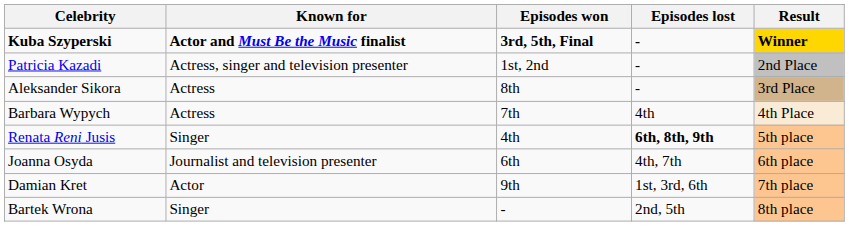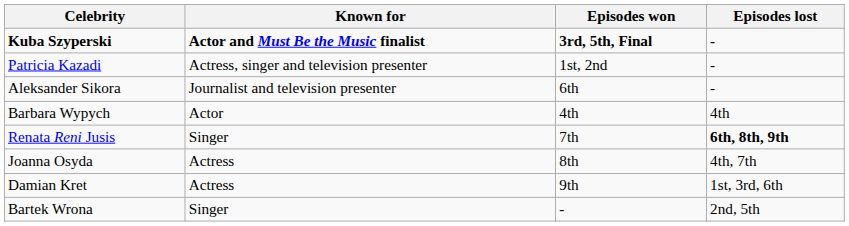- column: (799, 16)
(192, 88) Actress -> (292, 88) Journalist and television presenter
(510, 88) 8th -> (569, 88) 6th
(192, 112) Actress -> (206, 112) Actor
(510, 112) 7th -> (569, 112) 4th
(510, 137) 4th -> (569, 137) 7th
(273, 161) Journalist and television presenter -> (211, 161) Actress
(510, 161) 6th -> (569, 161) 8th
(187, 185) Actor -> (211, 185) Actress
